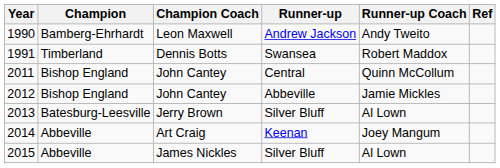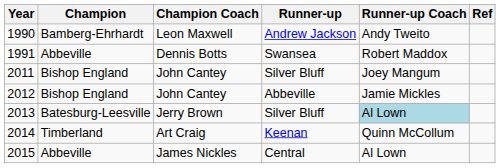(72, 53) Timberland -> (66, 53) Abbeville
(285, 73) Central -> (294, 73) Silver Bluff
(408, 73) Quinn McCollum -> (401, 73) Joey Mangum
(384, 113) no background -> (384, 113) lightblue background
(66, 133) Abbeville -> (72, 133) Timberland
(401, 133) Joey Mangum -> (408, 133) Quinn McCollum
(294, 152) Silver Bluff -> (285, 152) Central
